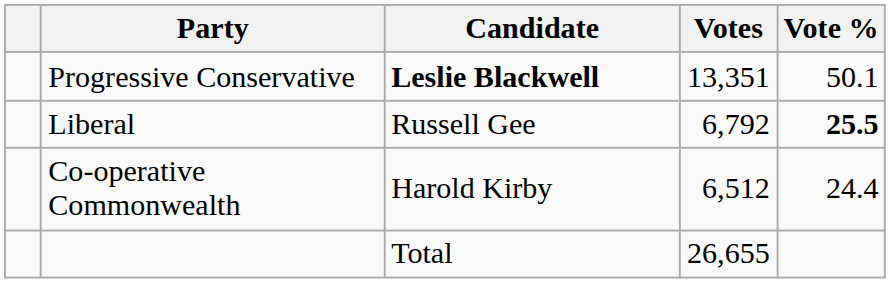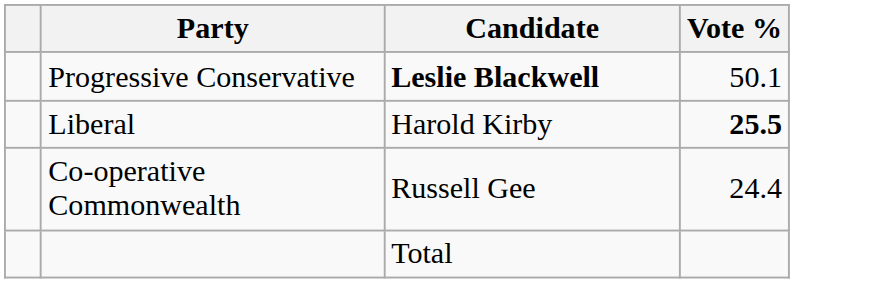- column: (728, 28)
(463, 123) Russell Gee -> (472, 123) Harold Kirby
(472, 188) Harold Kirby -> (463, 188) Russell Gee
